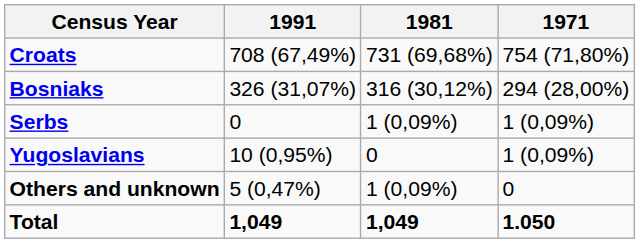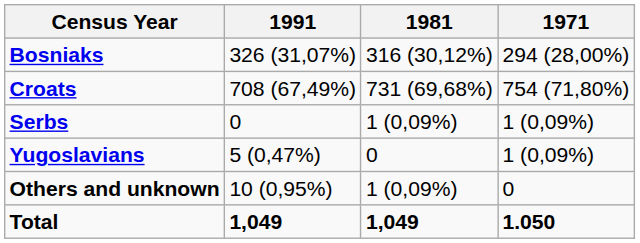rows swapped: (43, 55) <-> (57, 88)
(281, 155) 10 (0,95%) -> (275, 155) 5 (0,47%)
(275, 189) 5 (0,47%) -> (281, 189) 10 (0,95%)
